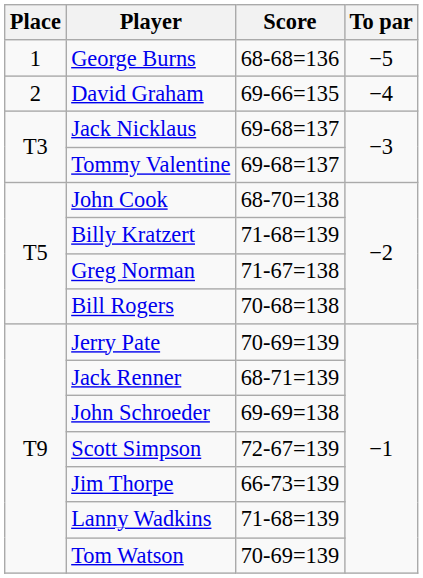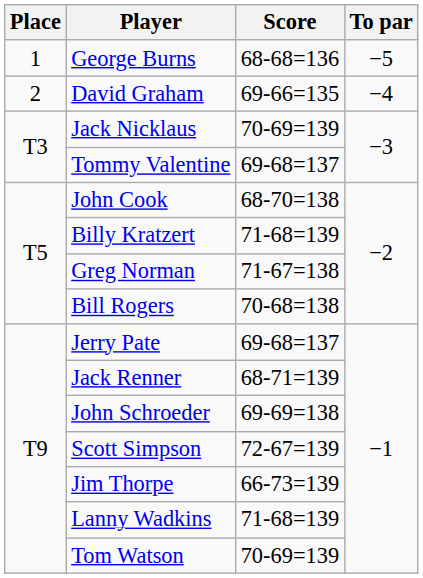(290, 128) 69-68=137 -> (290, 128) 70-69=139
(290, 341) 70-69=139 -> (290, 341) 69-68=137
